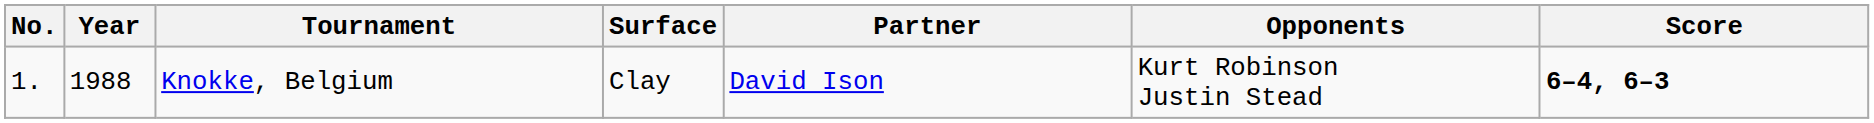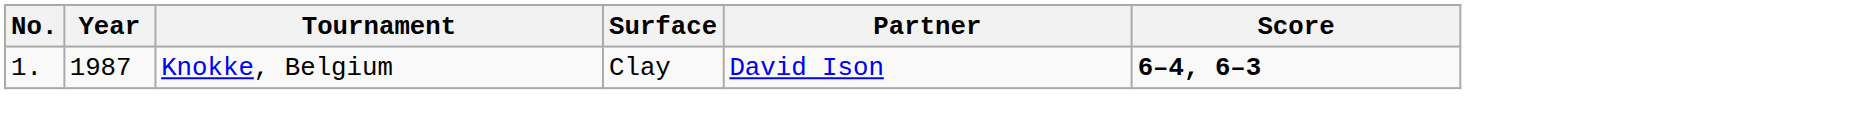- column: (1336, 26)
(101, 83) 1988 -> (101, 68) 1987
